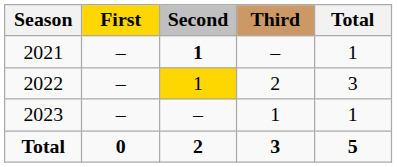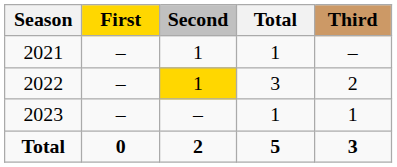columns swapped: (275, 20) <-> (353, 20)
(198, 51) bold -> (198, 51) normal
